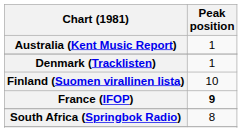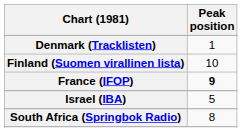- row: (96, 44)
+ row: (96, 99)
